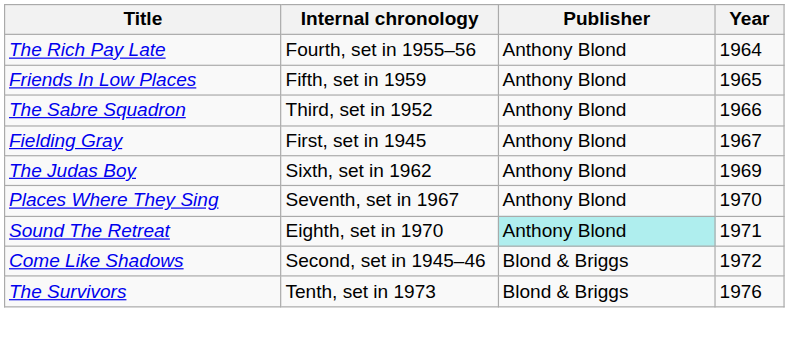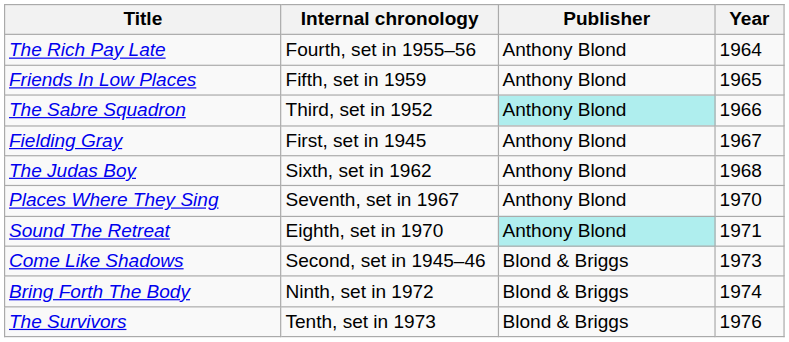(564, 110) no background -> (564, 110) paleturquoise background
(741, 170) 1969 -> (741, 170) 1968
(741, 261) 1972 -> (741, 261) 1973
+ row: (99, 291)
